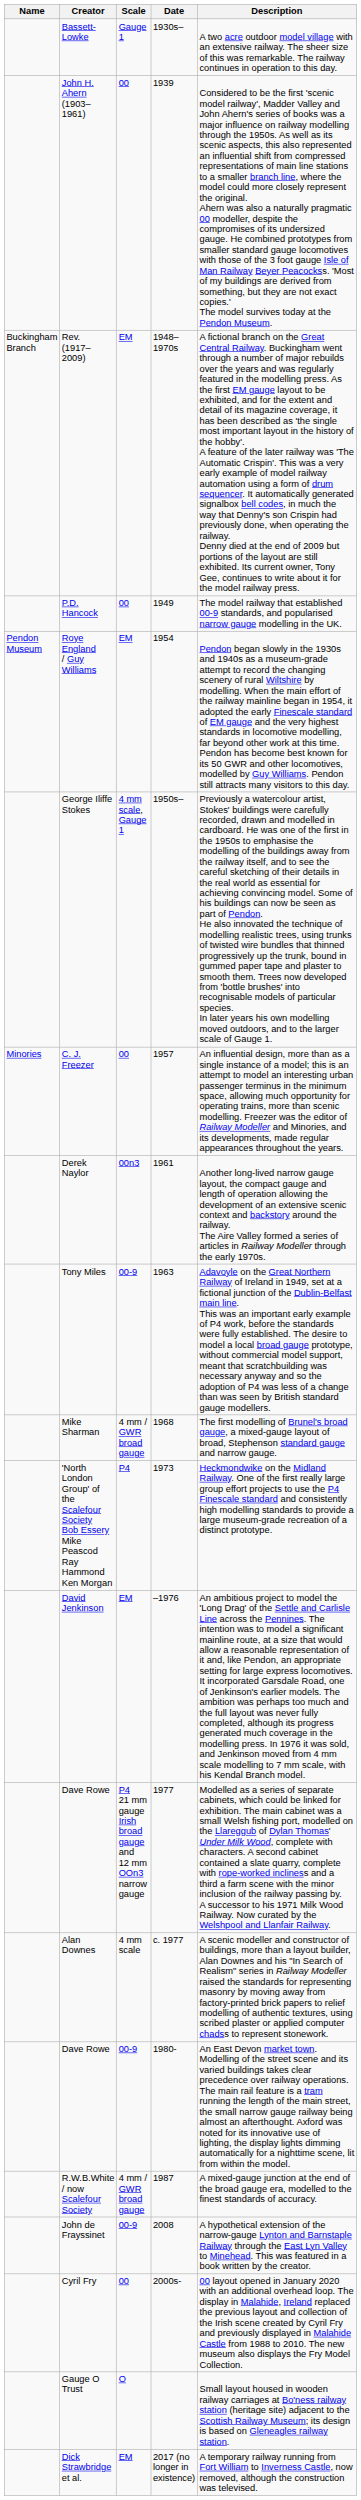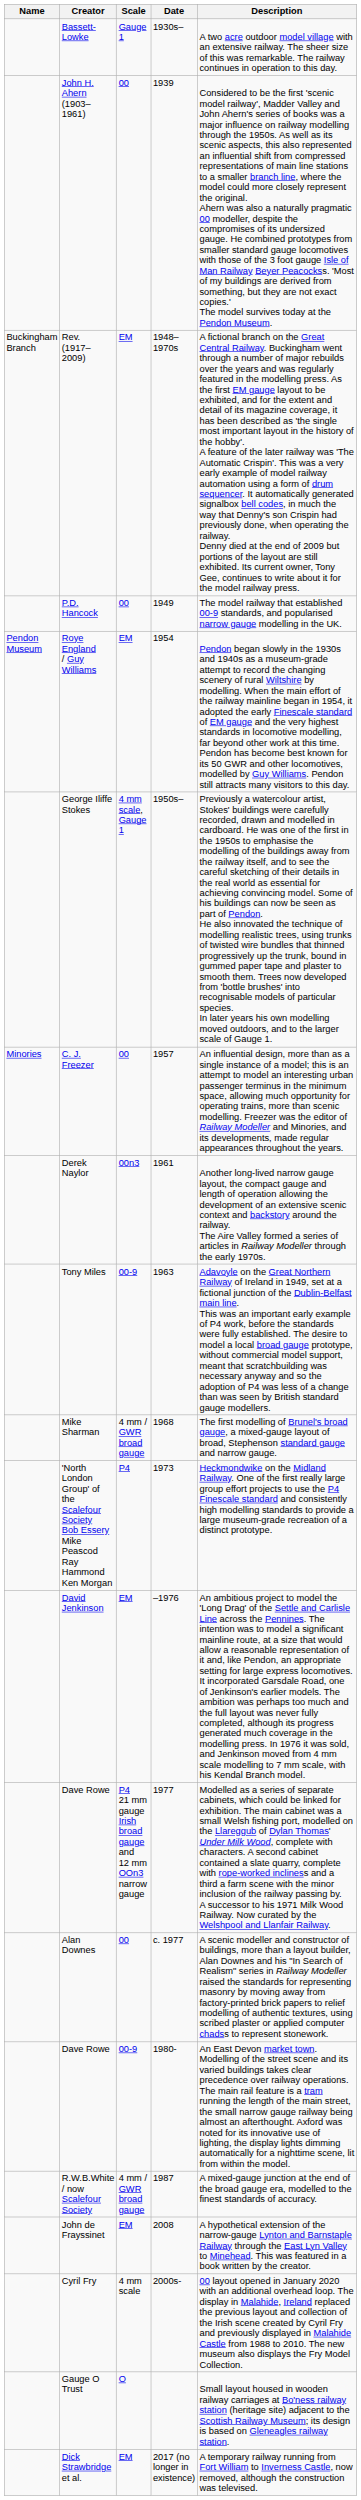(130, 1945) 4 mm scale -> (124, 1940) 00
(128, 2224) 00-9 -> (126, 2224) EM
(124, 2281) 00 -> (130, 2286) 4 mm scale
